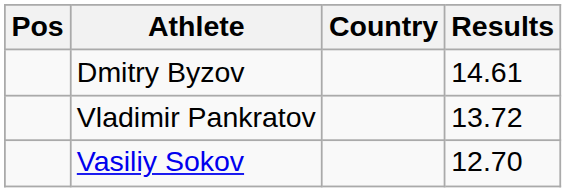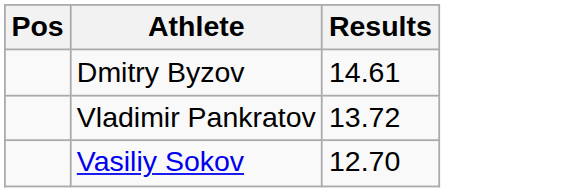- column: (384, 27)
